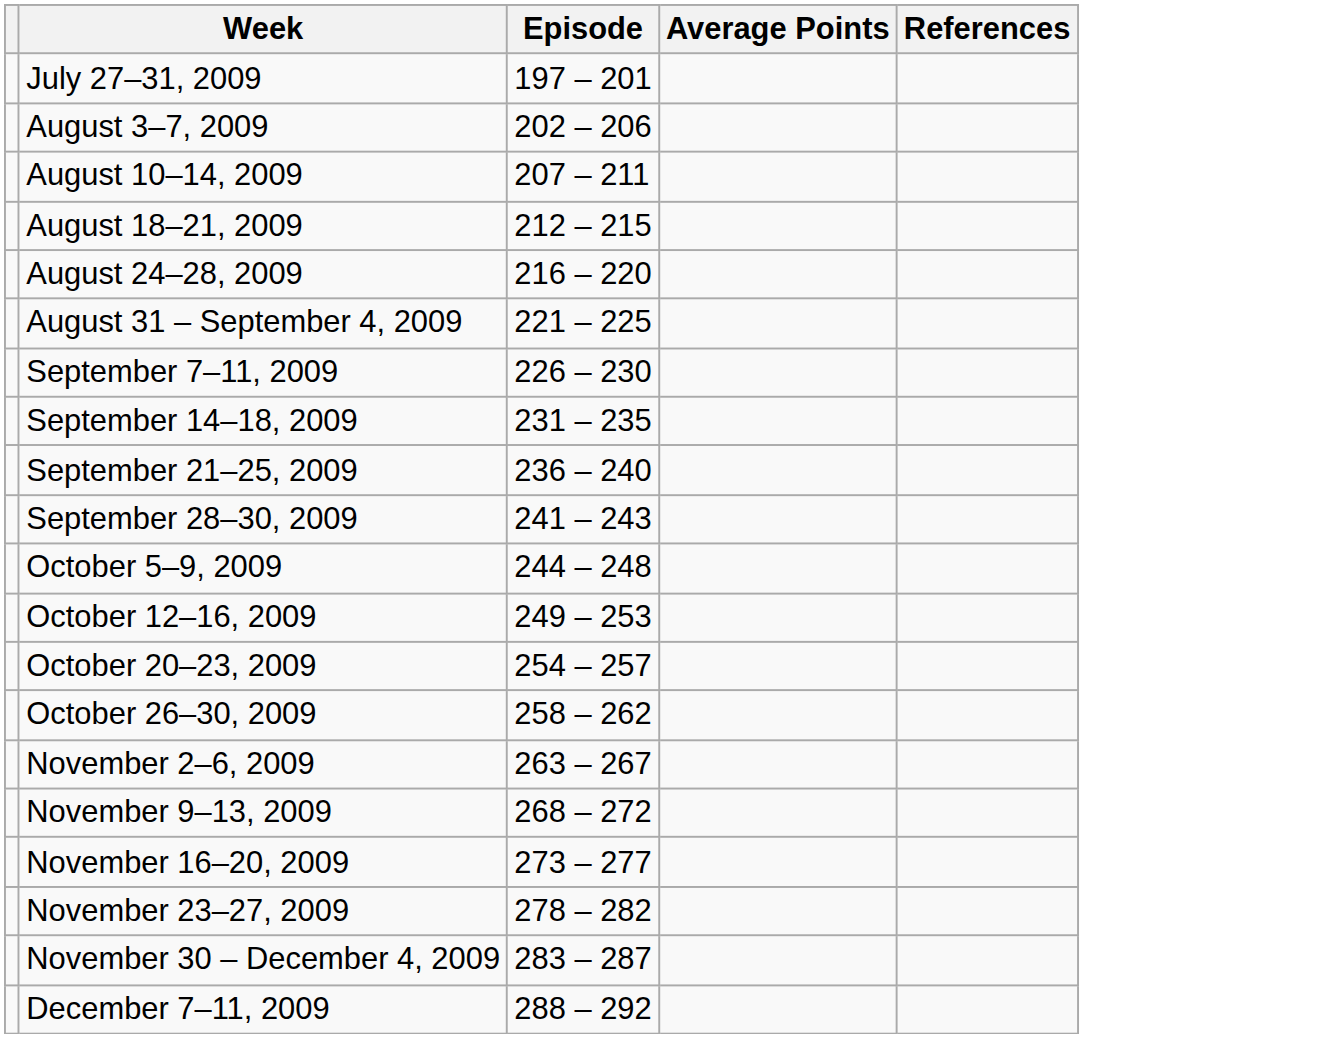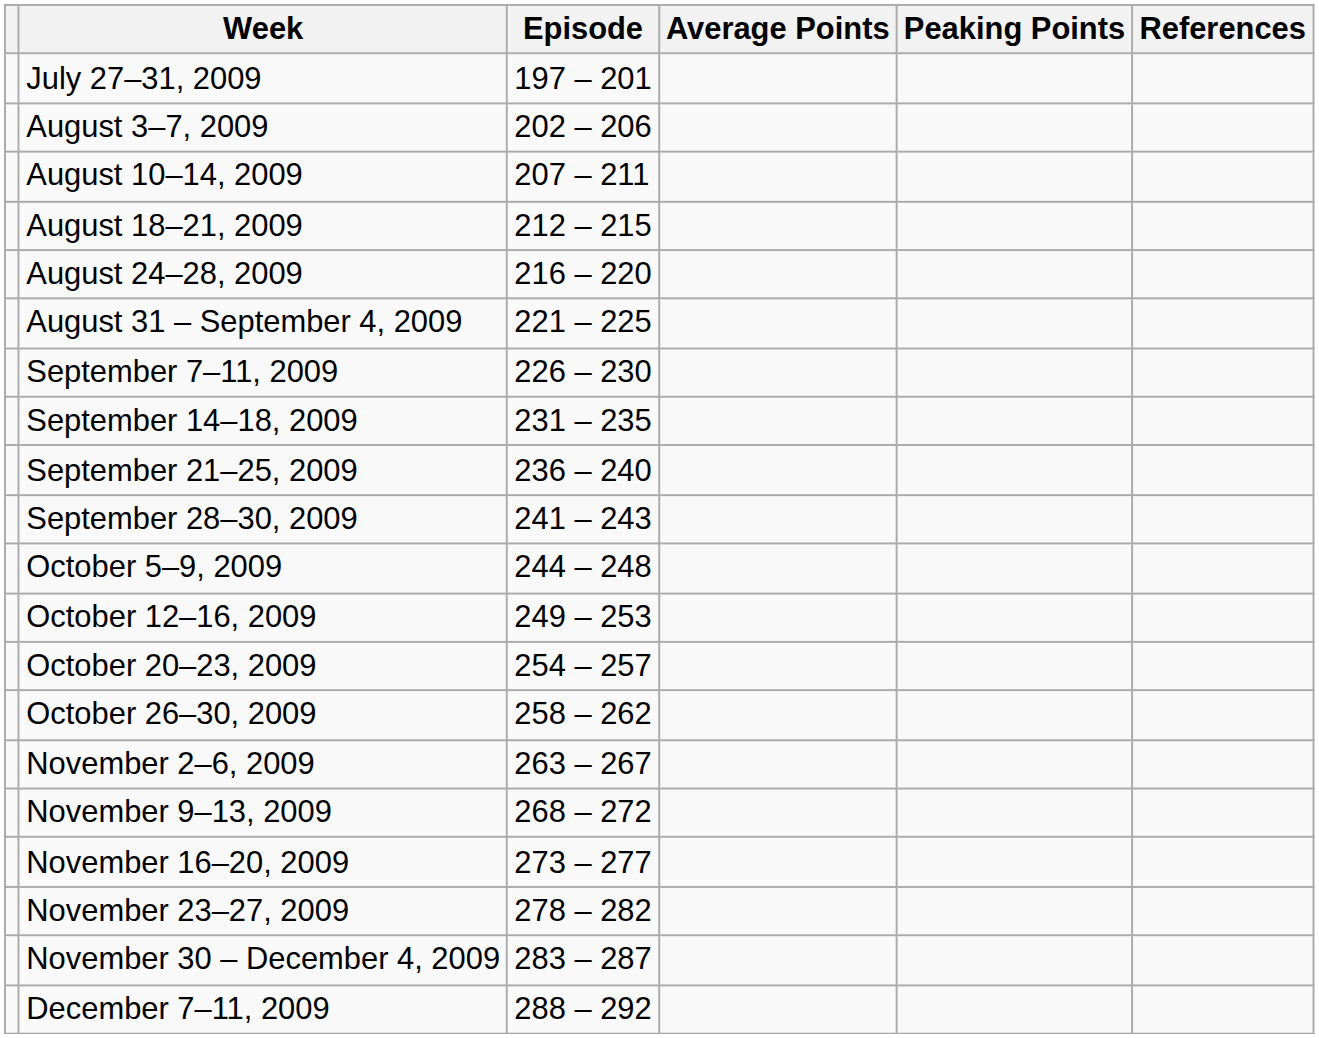+ column: (1015, 28)
